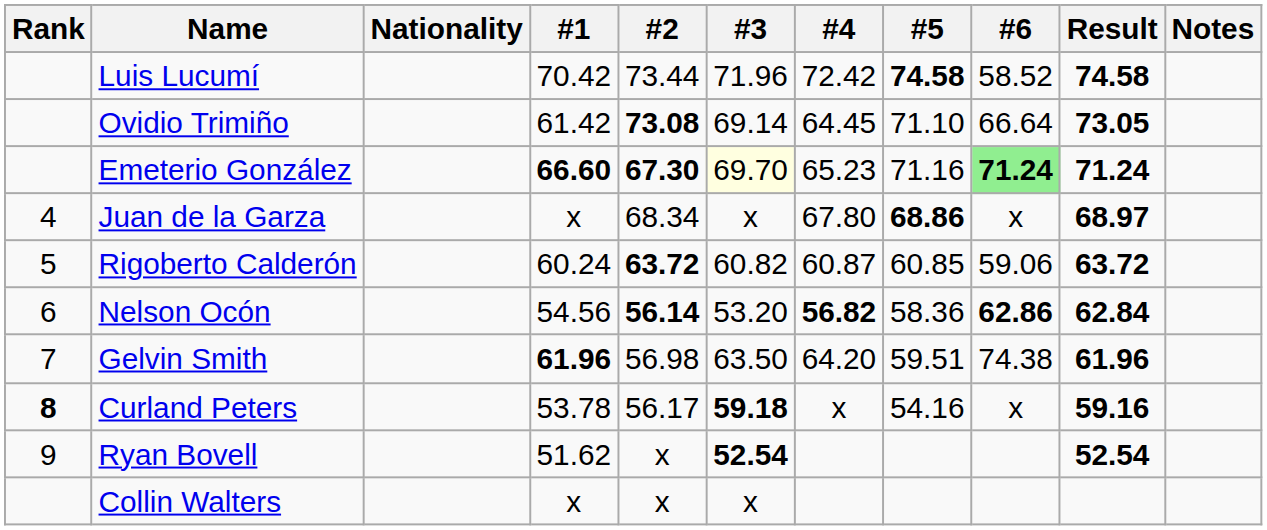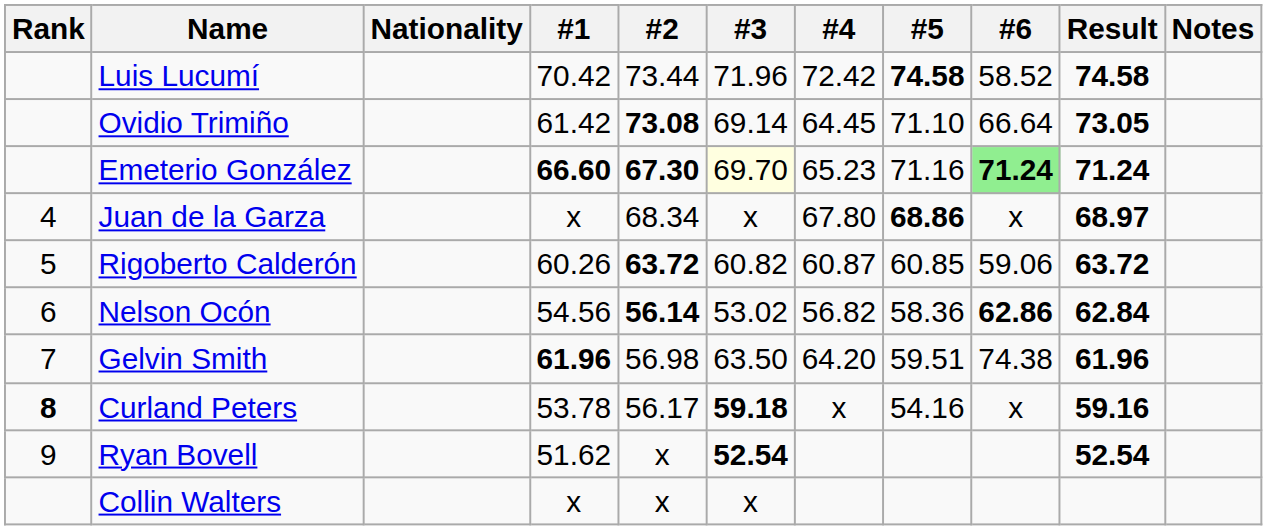(574, 265) 60.24 -> (574, 265) 60.26
(751, 312) 53.20 -> (751, 312) 53.02
(839, 312) bold -> (839, 312) normal
